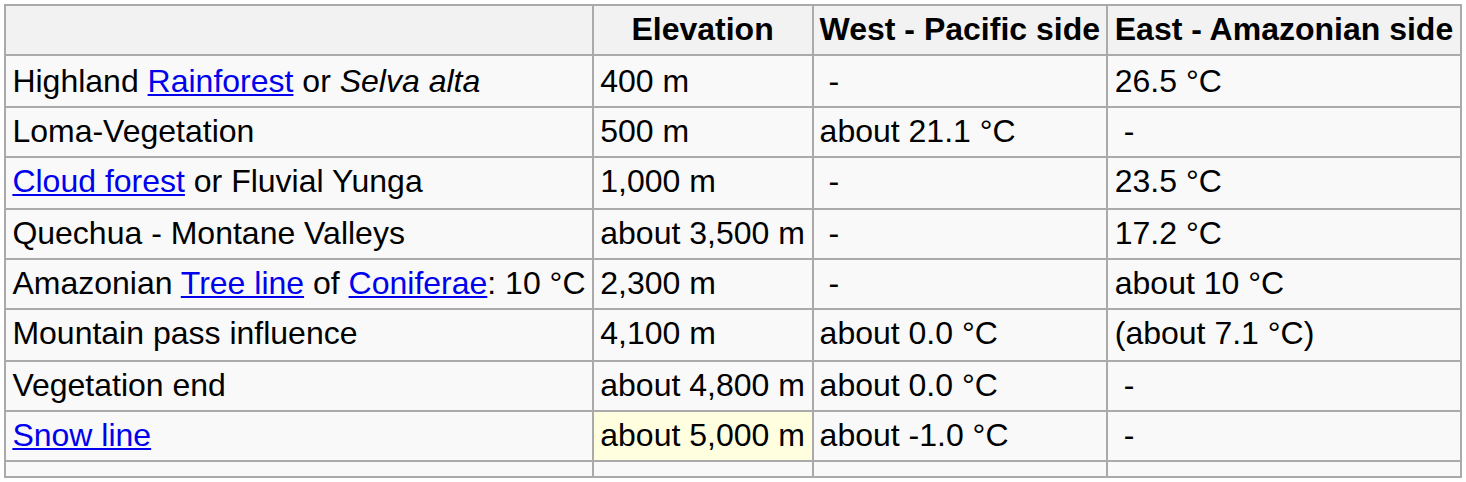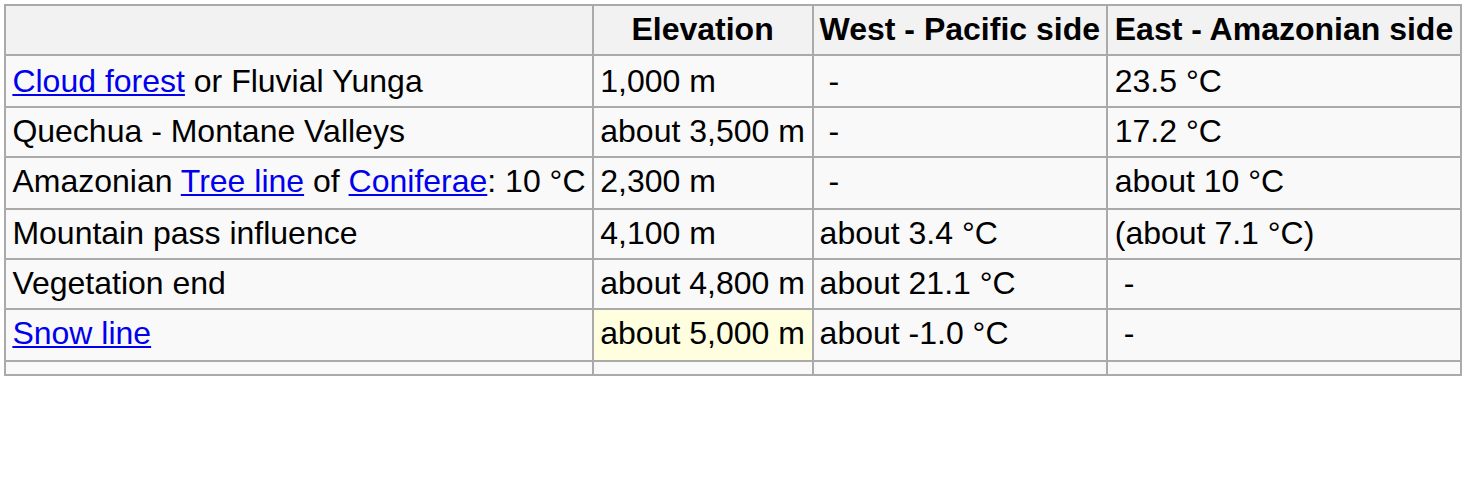- row: (246, 80)
- row: (133, 131)
(909, 334) about 0.0 °C -> (909, 232) about 3.4 °C
(909, 385) about 0.0 °C -> (918, 283) about 21.1 °C
